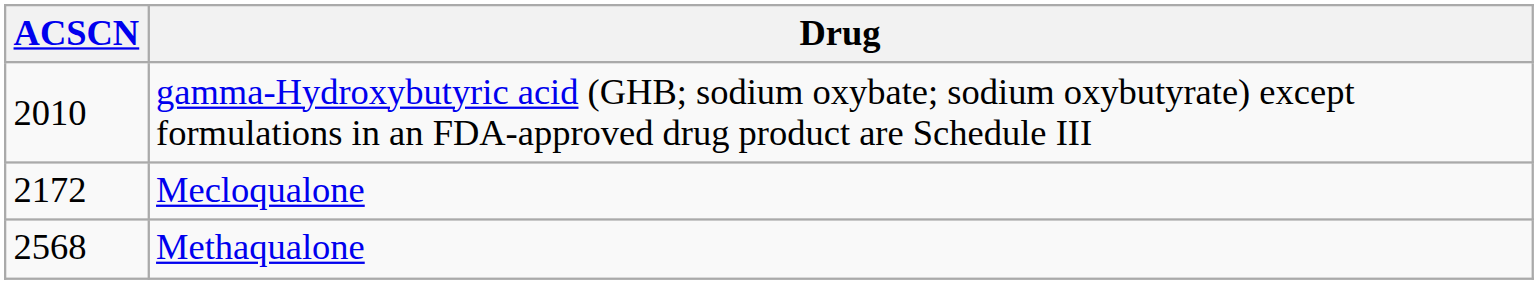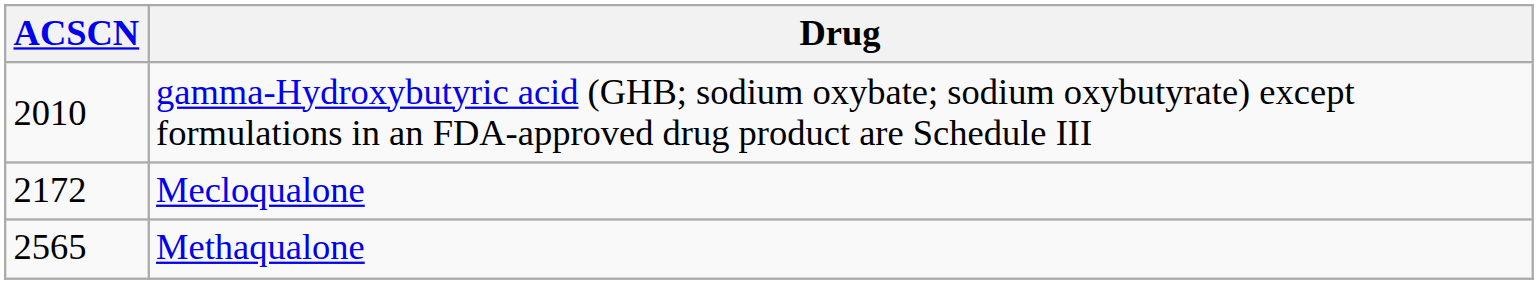(50, 248) 2568 -> (50, 248) 2565
